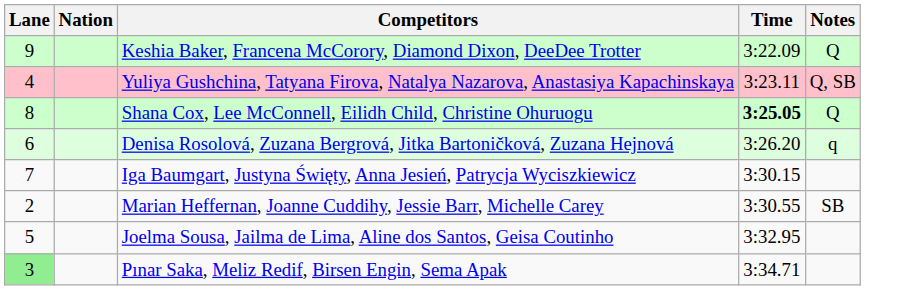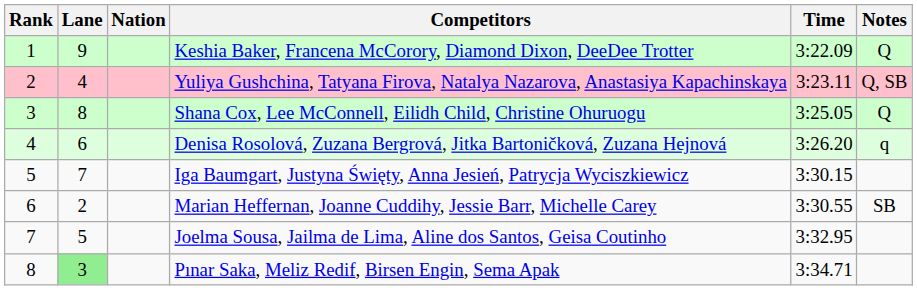+ column: (31, 20)
(772, 113) bold -> (824, 113) normal
